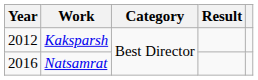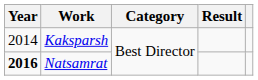(23, 39) 2012 -> (23, 39) 2014
(23, 63) normal -> (23, 63) bold
